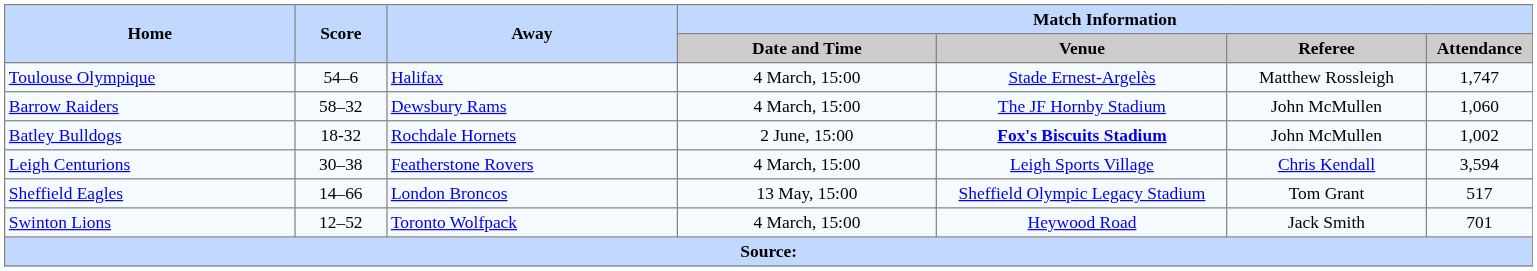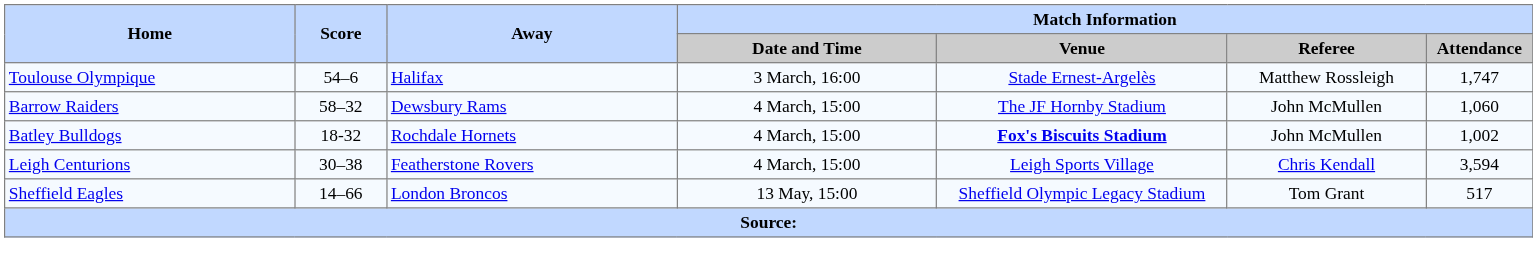(807, 77) 4 March, 15:00 -> (807, 77) 3 March, 16:00
(807, 135) 2 June, 15:00 -> (807, 135) 4 March, 15:00
- row: (60, 222)
